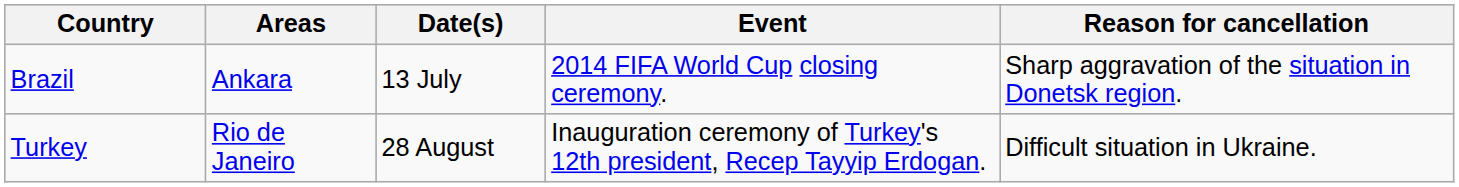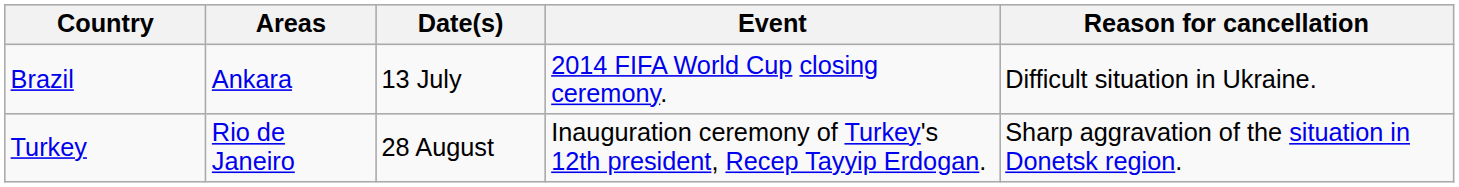(1208, 78) Sharp aggravation of the situation in Donetsk region. -> (1161, 78) Difficult situation in Ukraine.
(1161, 147) Difficult situation in Ukraine. -> (1208, 147) Sharp aggravation of the situation in Donetsk region.
